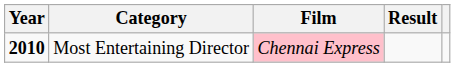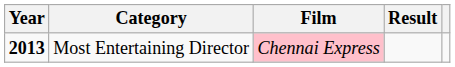(27, 47) 2010 -> (27, 47) 2013
